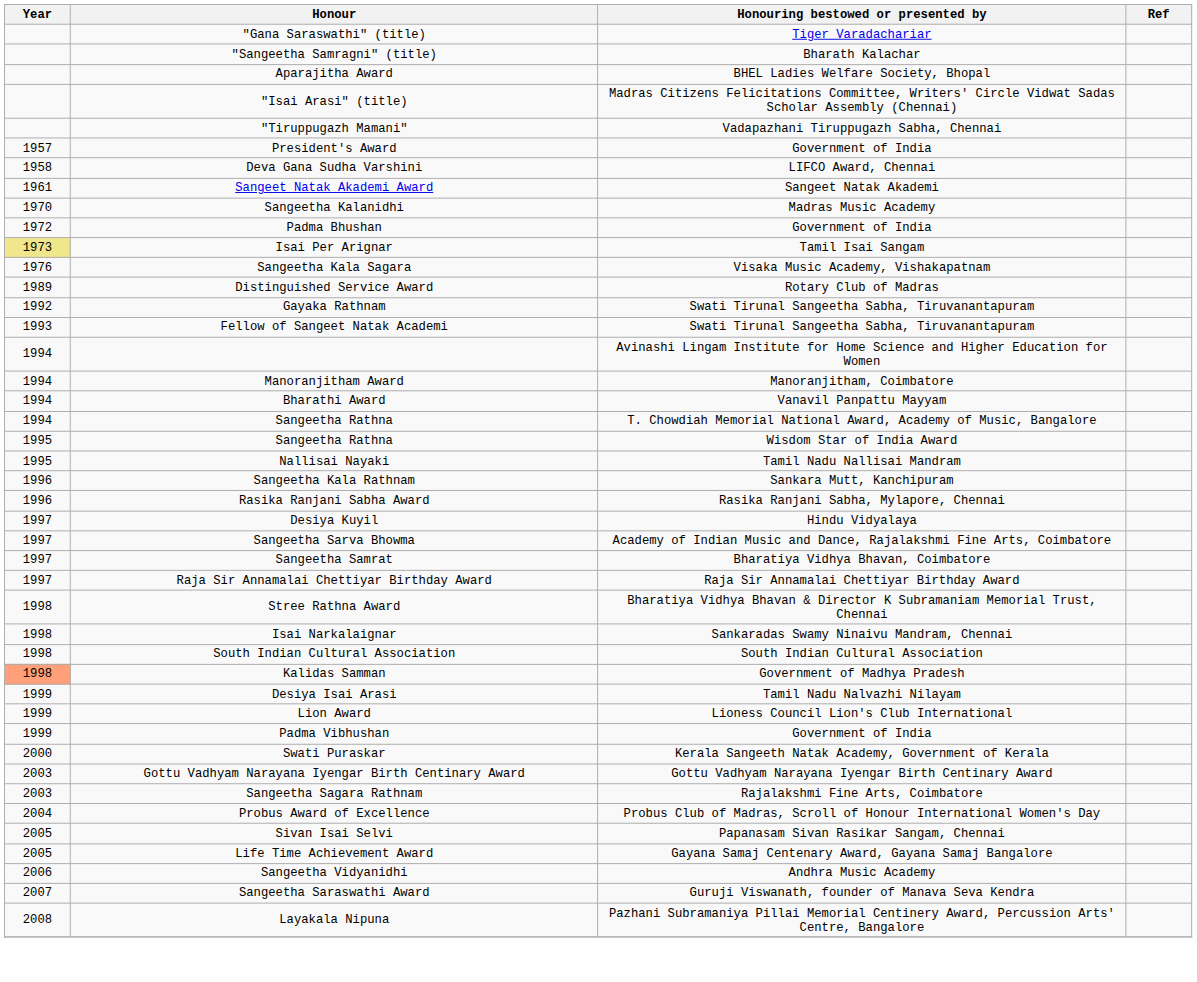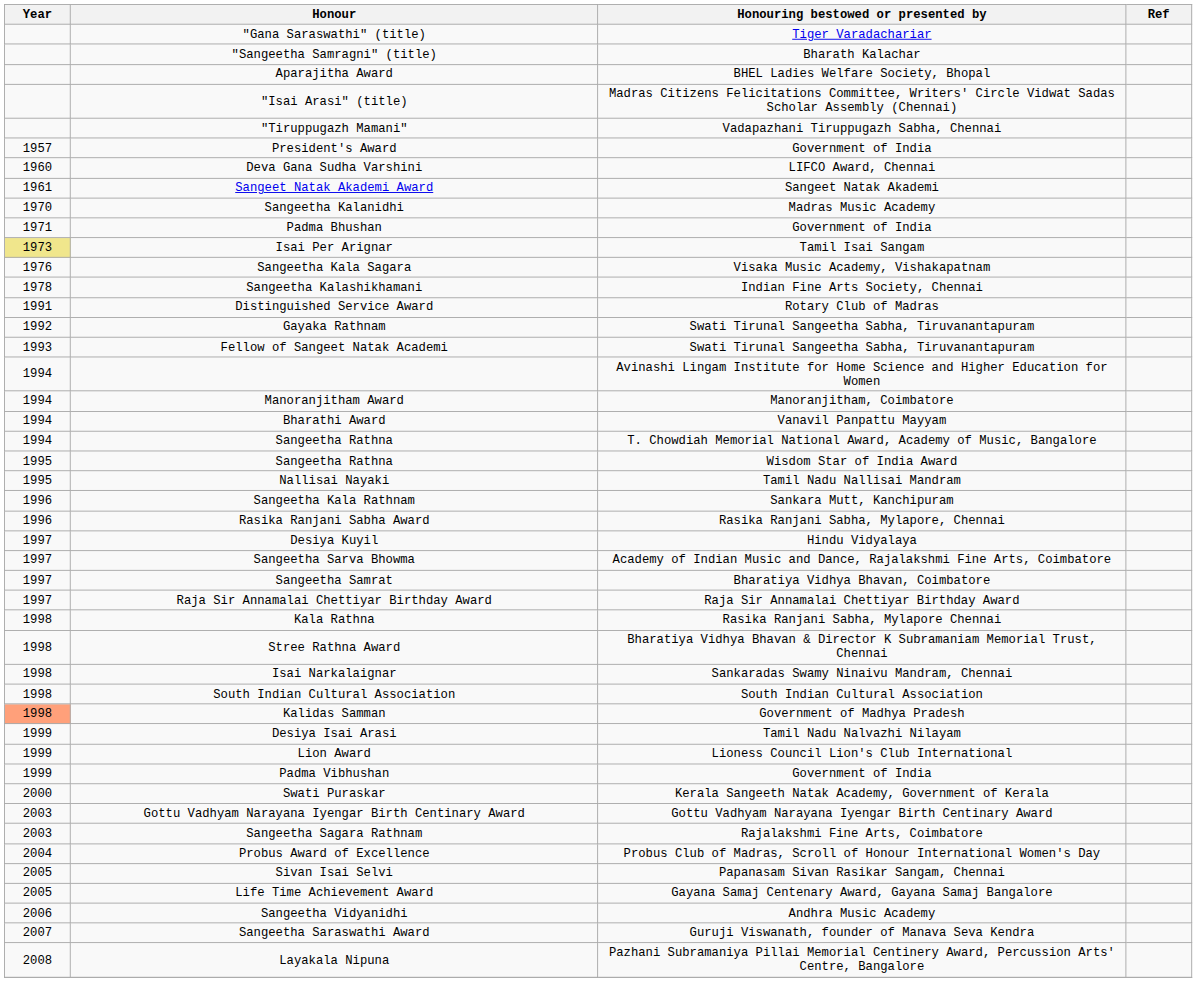(37, 168) 1958 -> (37, 168) 1960
(37, 228) 1972 -> (37, 228) 1971
+ row: (334, 287)
(37, 287) 1989 -> (37, 307) 1991
+ row: (334, 620)
